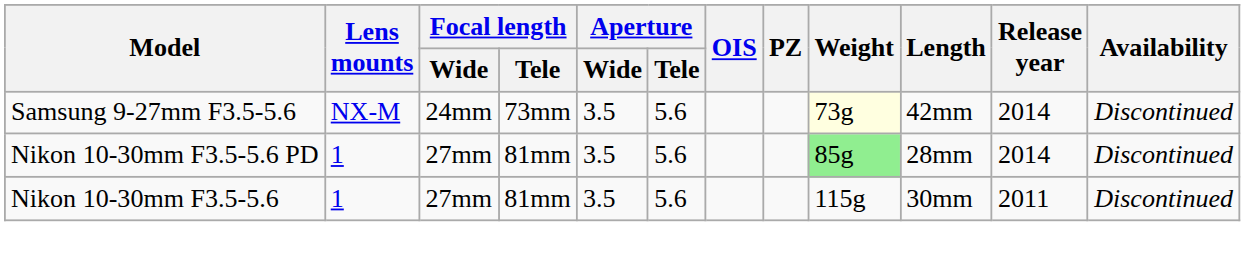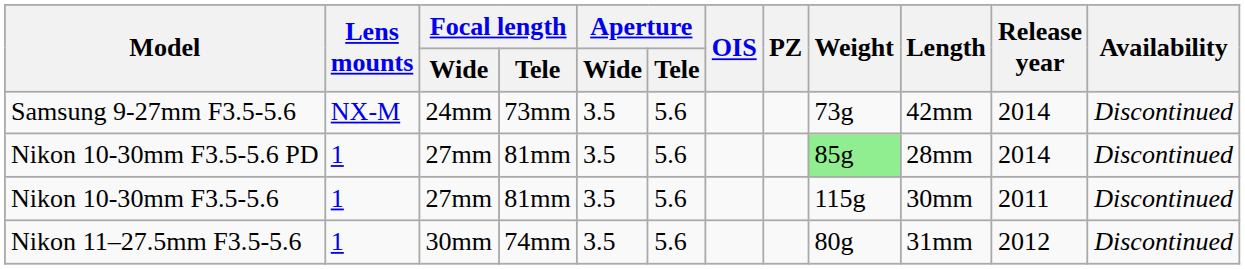(834, 112) lightyellow background -> (834, 112) no background
+ row: (156, 241)
